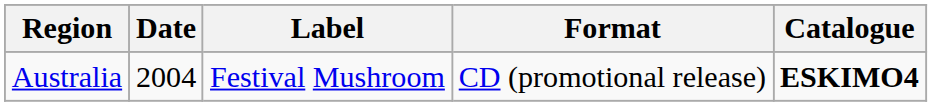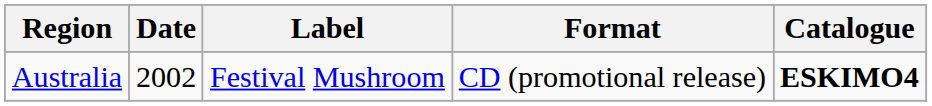(166, 76) 2004 -> (166, 76) 2002
